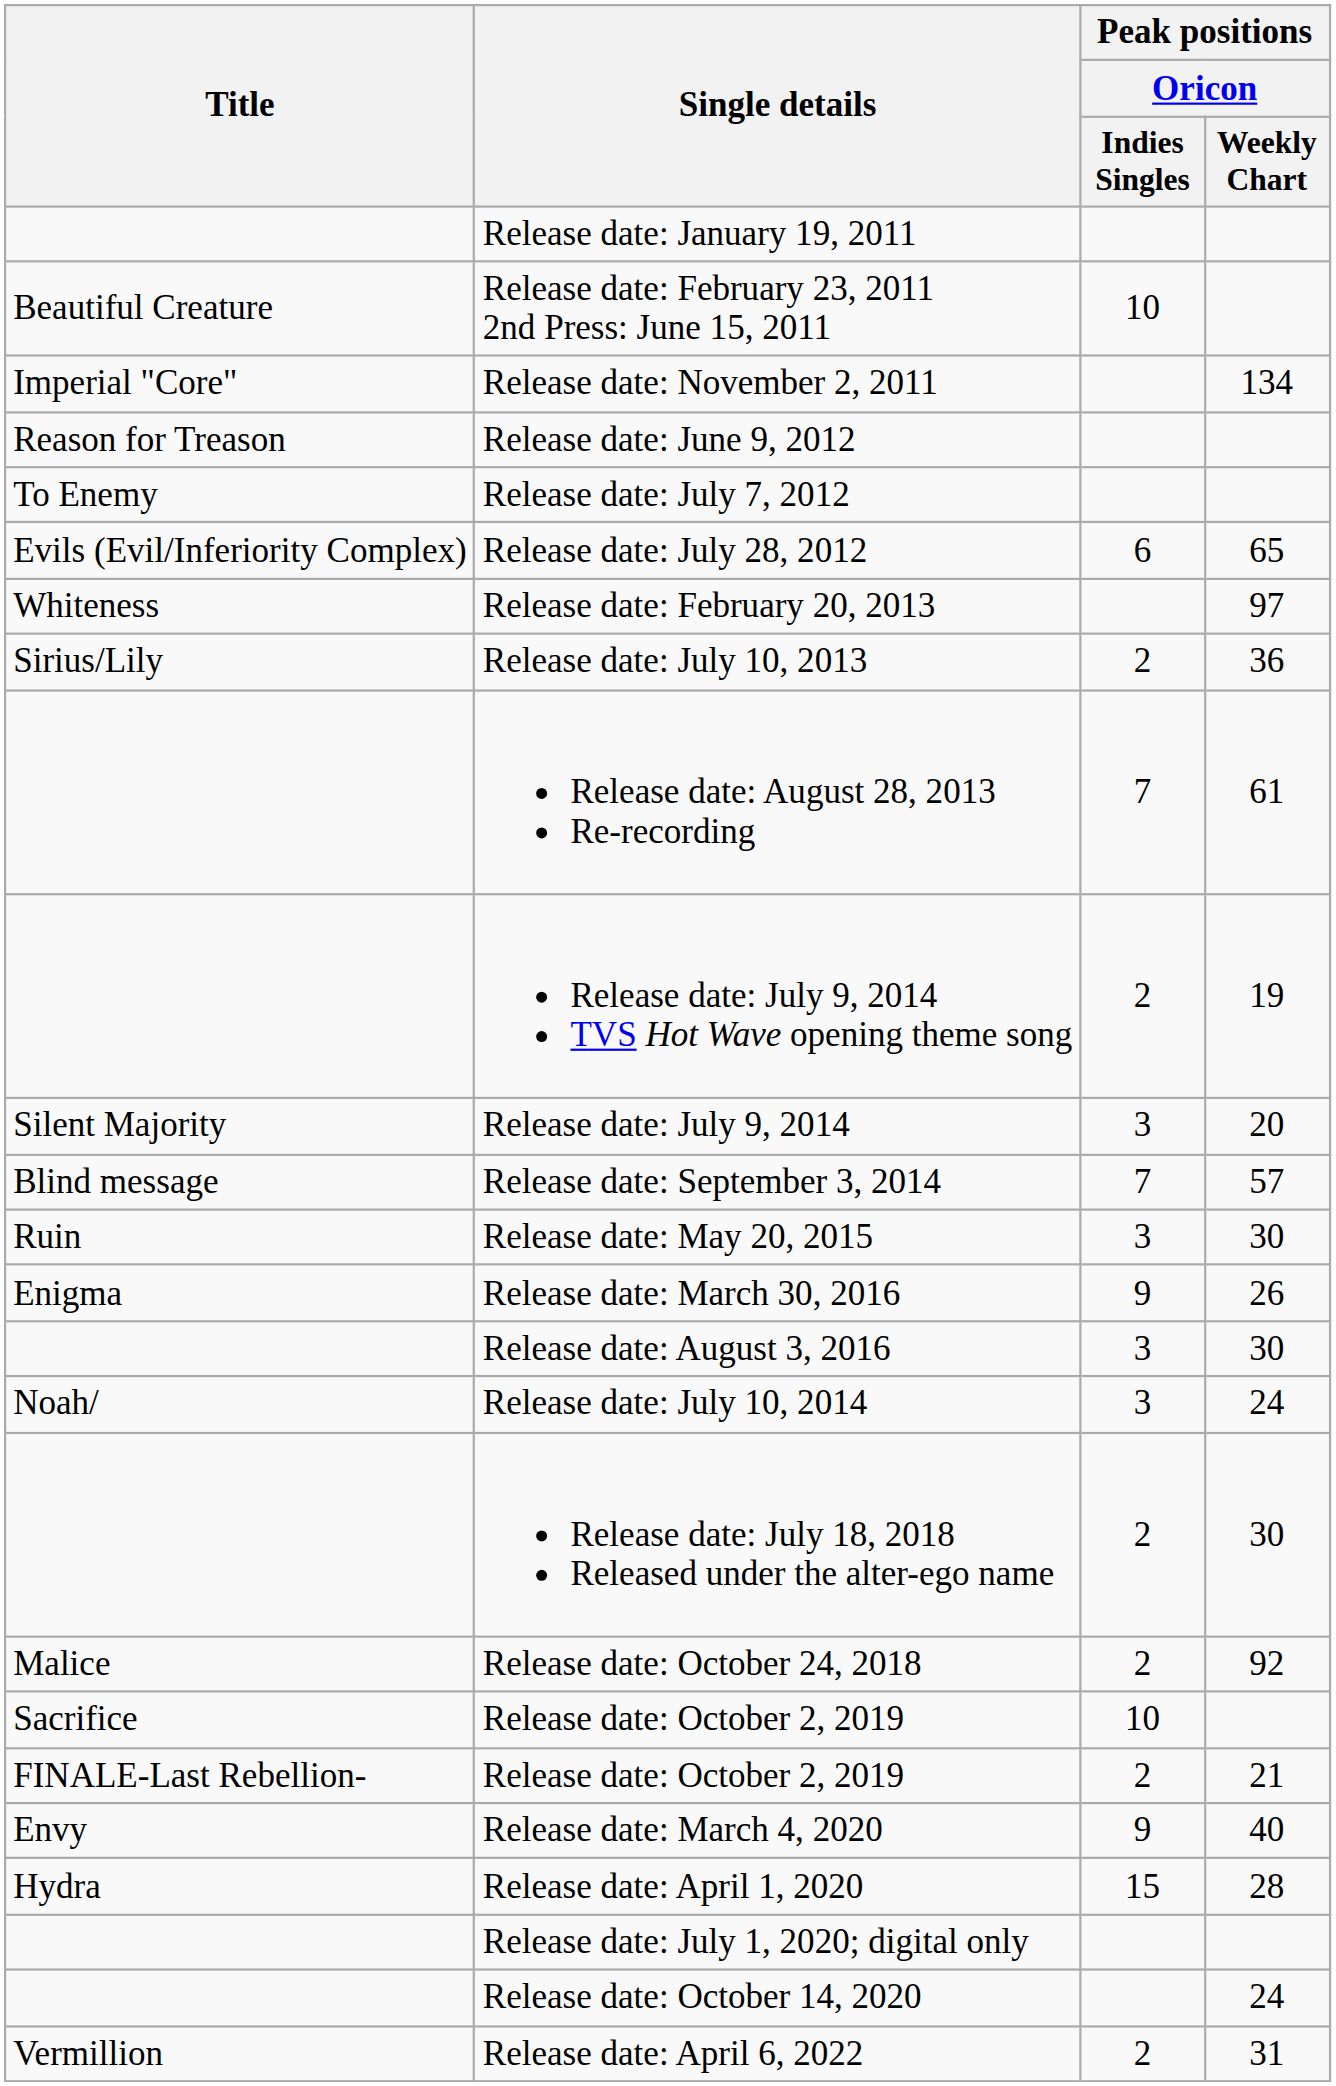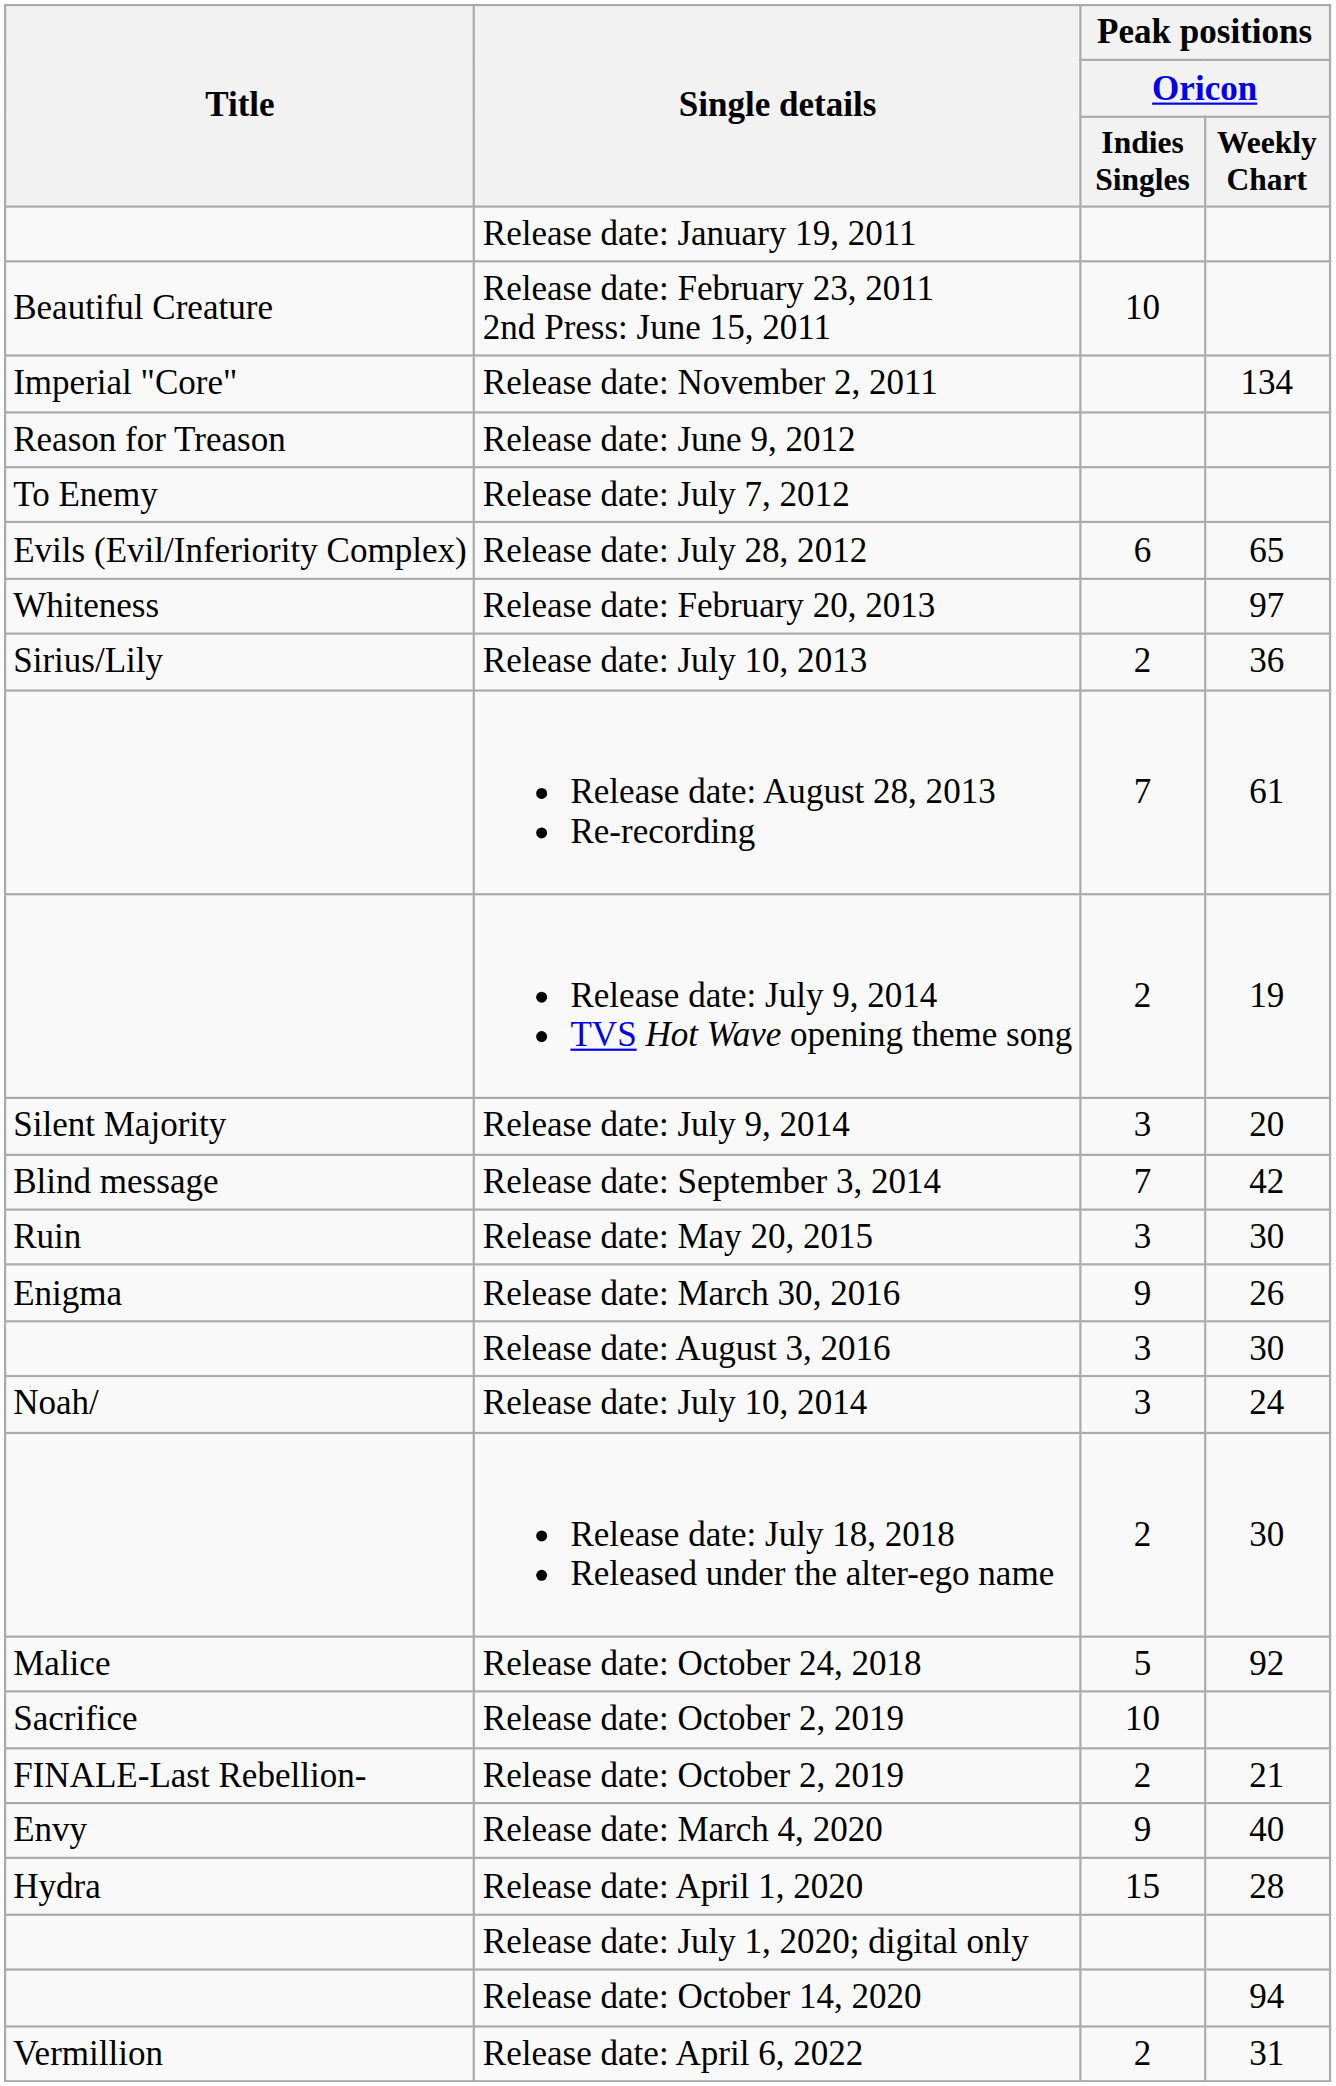(1267, 1181) 57 -> (1267, 1181) 42
(1143, 1663) 2 -> (1143, 1663) 5
(1267, 1996) 24 -> (1267, 1996) 94
